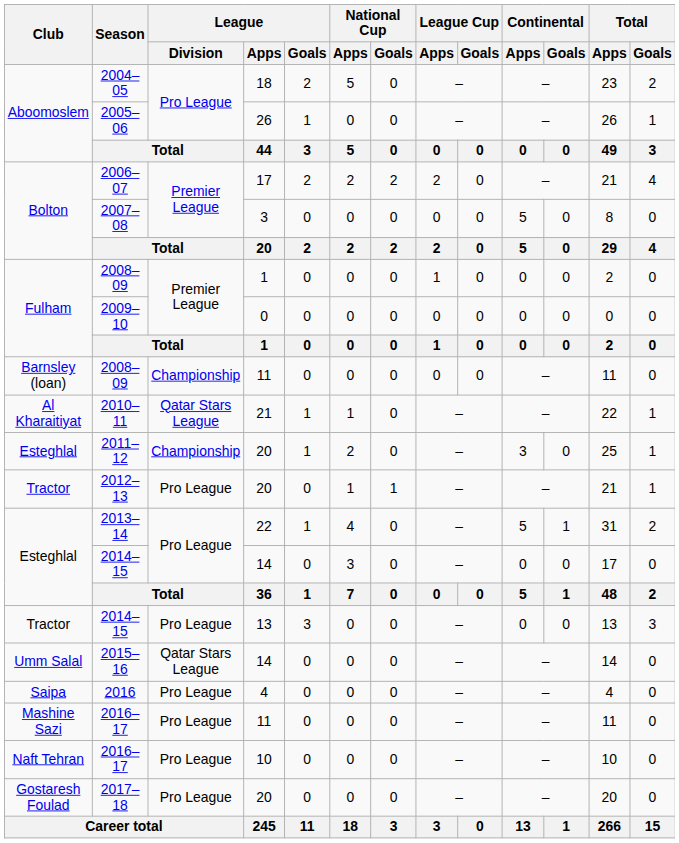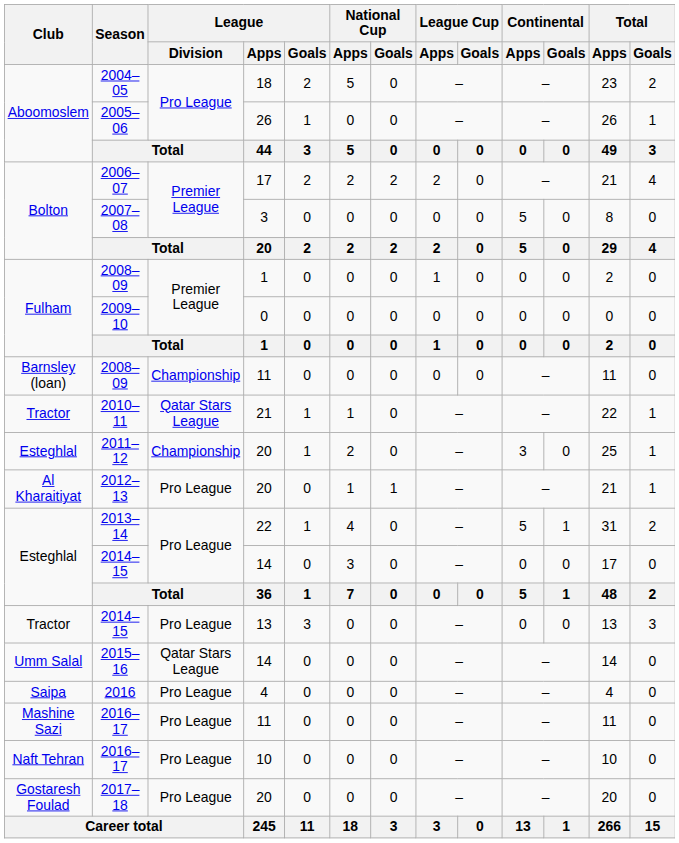(48, 413) Al Kharaitiyat -> (48, 413) Tractor
(48, 489) Tractor -> (48, 489) Al Kharaitiyat
